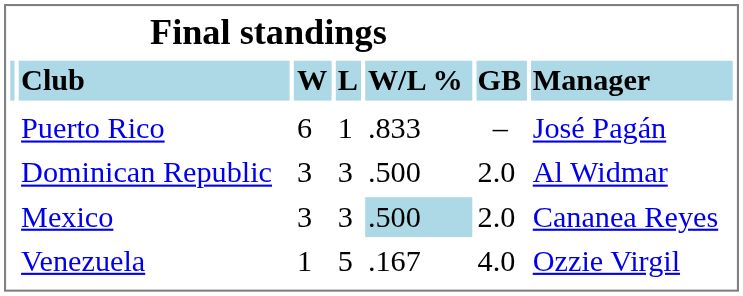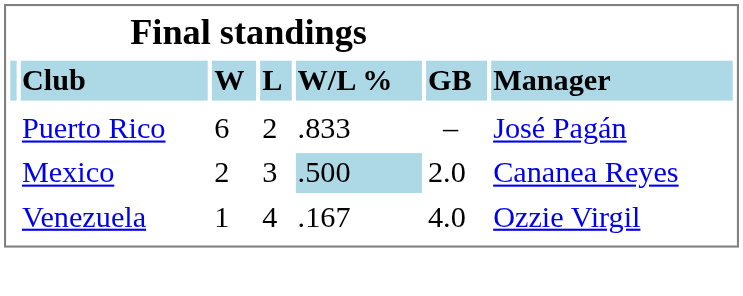(345, 128) 1 -> (270, 128) 2
- row: (147, 172)
(304, 216) 3 -> (222, 172) 2
(345, 260) 5 -> (270, 216) 4
